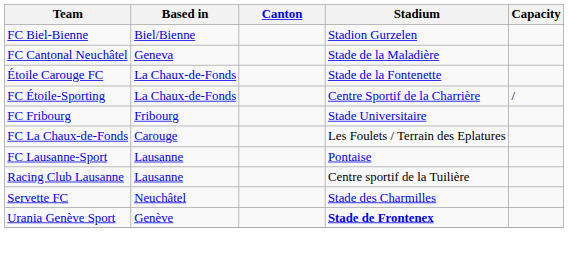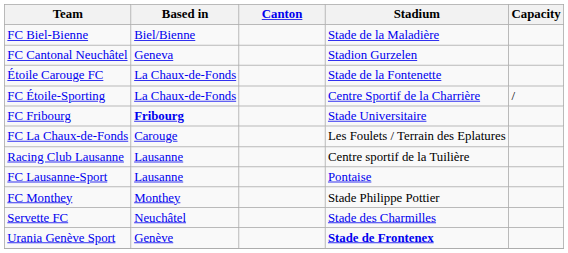(373, 34) Stadion Gurzelen -> (384, 34) Stade de la Maladière
(384, 55) Stade de la Maladière -> (373, 55) Stadion Gurzelen
(156, 116) normal -> (159, 116) bold
rows swapped: (57, 156) <-> (66, 177)
+ row: (40, 197)
